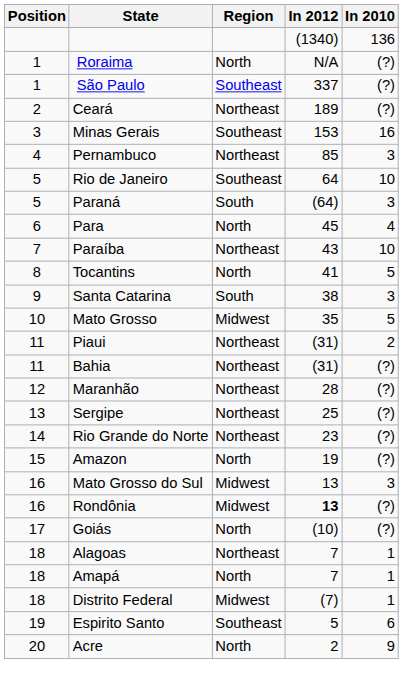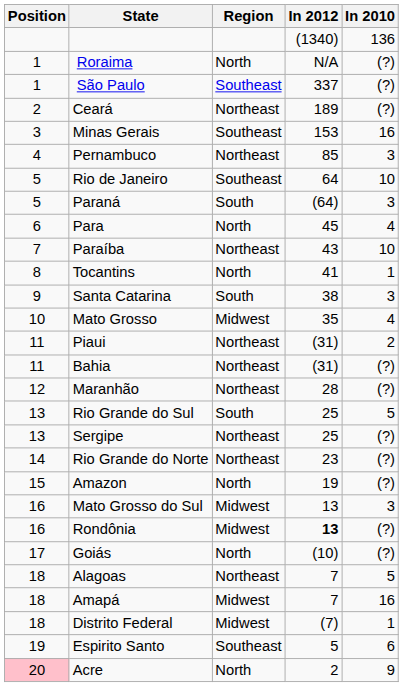(391, 272) 5 -> (391, 272) 1
(391, 319) 5 -> (391, 319) 4
+ row: (133, 413)
(391, 553) 1 -> (391, 576) 5
(233, 576) North -> (242, 599) Midwest
(391, 576) 1 -> (387, 599) 16
(37, 646) no background -> (37, 669) pink background
